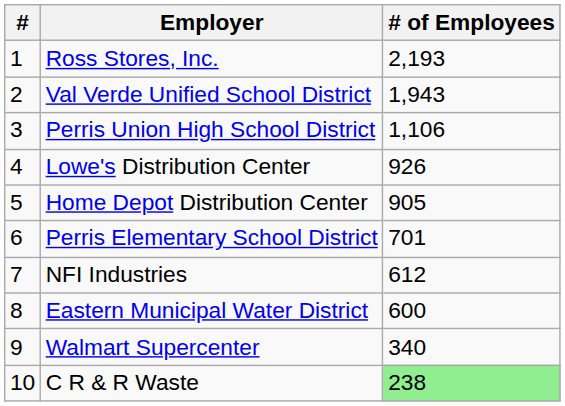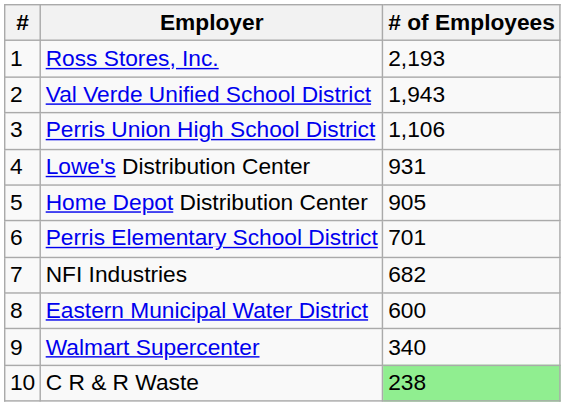(407, 166) 926 -> (407, 166) 931
(407, 274) 612 -> (407, 274) 682
